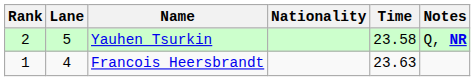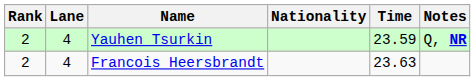(67, 40) 5 -> (67, 40) 4
(395, 40) 23.58 -> (395, 40) 23.59
(25, 63) 1 -> (25, 63) 2
